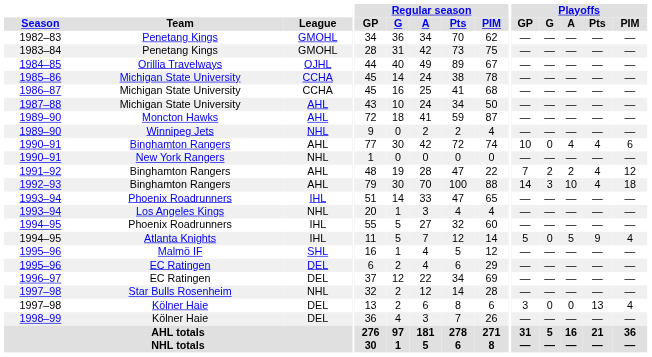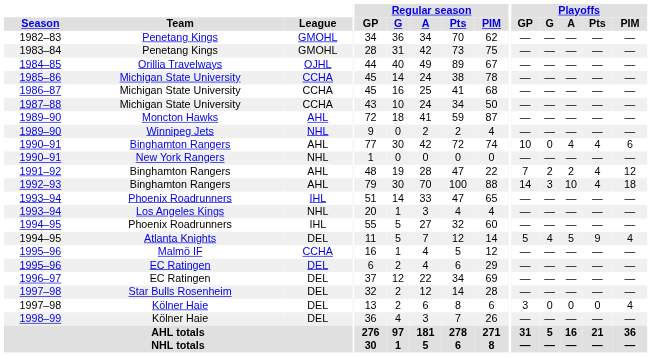(318, 104) AHL -> (318, 104) CCHA
(318, 238) IHL -> (318, 238) DEL
(550, 238) 0 -> (550, 238) 4
(318, 252) SHL -> (318, 252) CCHA
(318, 292) NHL -> (318, 292) DEL
(597, 305) 13 -> (597, 305) 0
